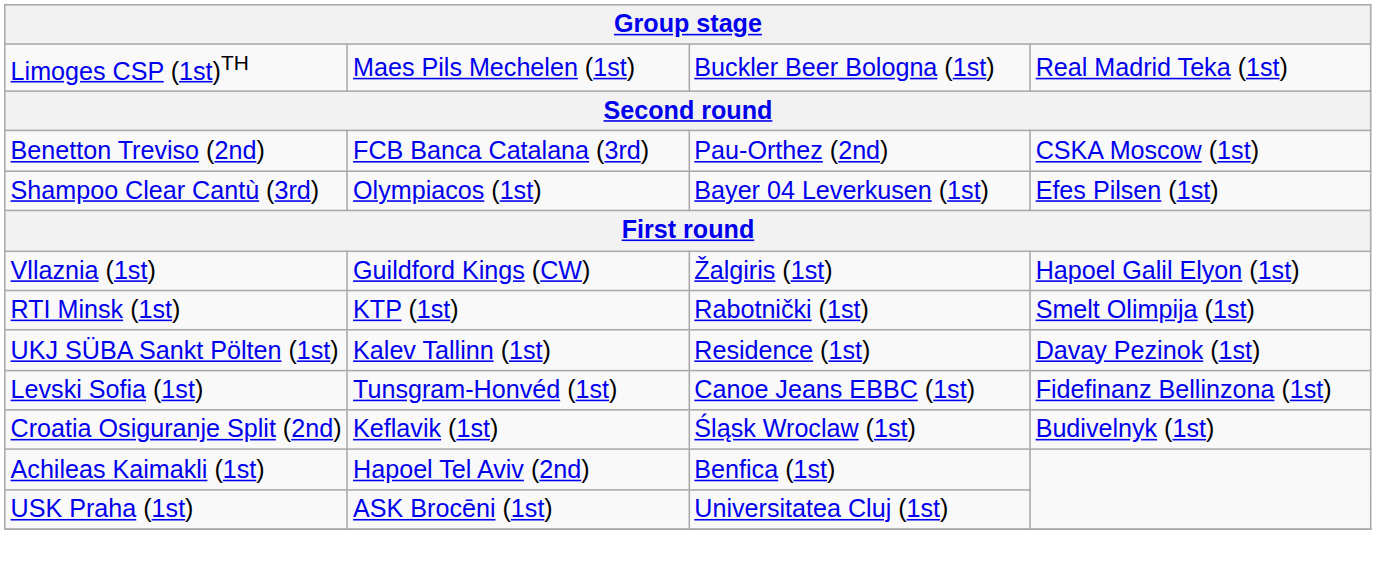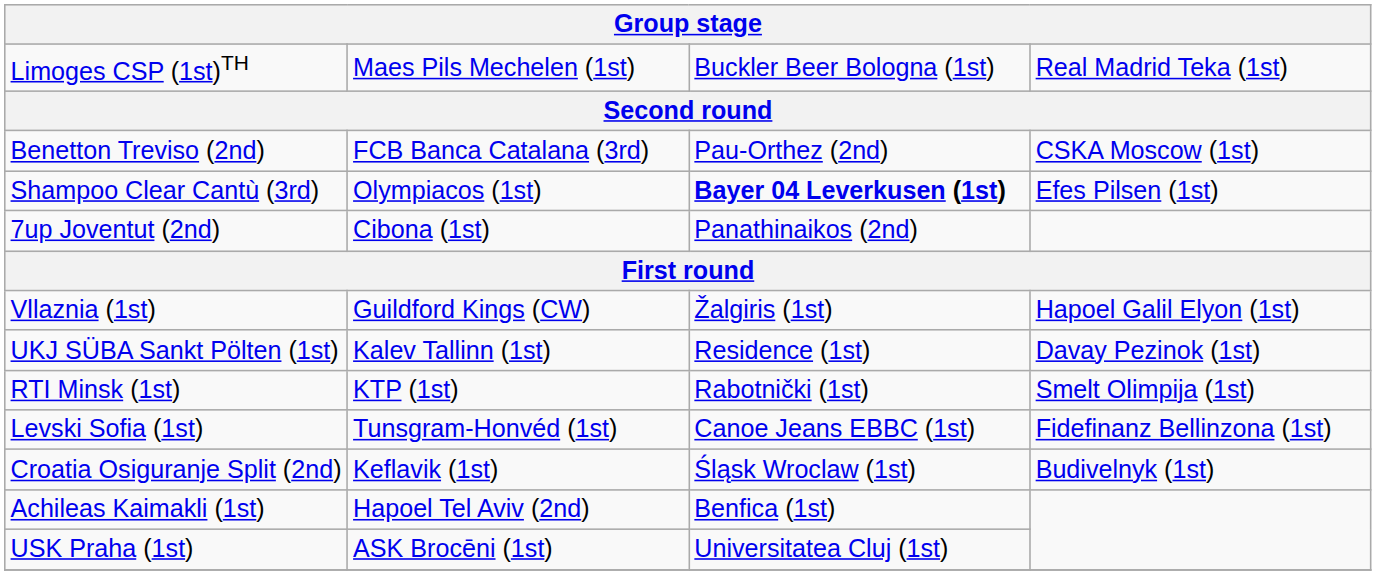(842, 190) normal -> (850, 190) bold
+ row: (115, 230)
rows swapped: (175, 349) <-> (95, 310)
